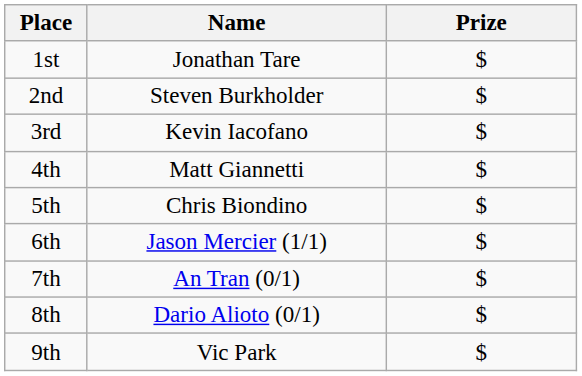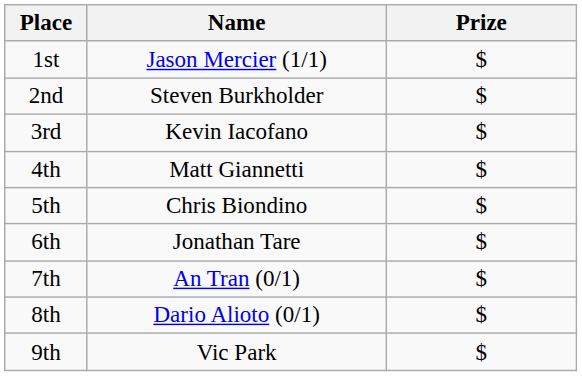(237, 59) Jonathan Tare -> (237, 59) Jason Mercier (1/1)
(237, 242) Jason Mercier (1/1) -> (237, 242) Jonathan Tare
